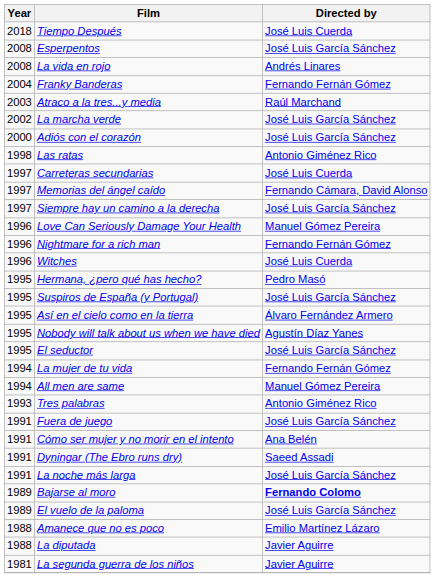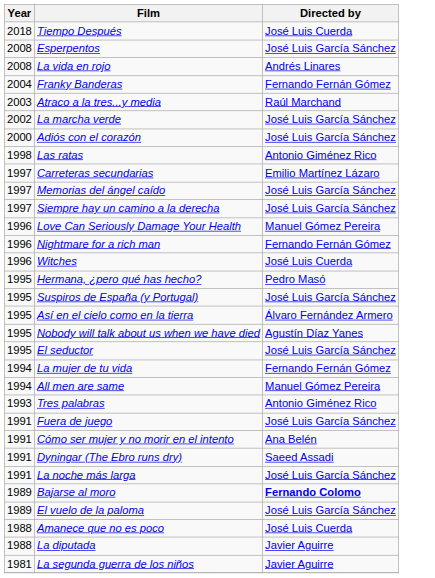(309, 173) José Luis Cuerda -> (322, 173) Emilio Martínez Lázaro
(346, 191) Fernando Cámara, David Alonso -> (330, 191) José Luis García Sánchez
(322, 528) Emilio Martínez Lázaro -> (309, 528) José Luis Cuerda
